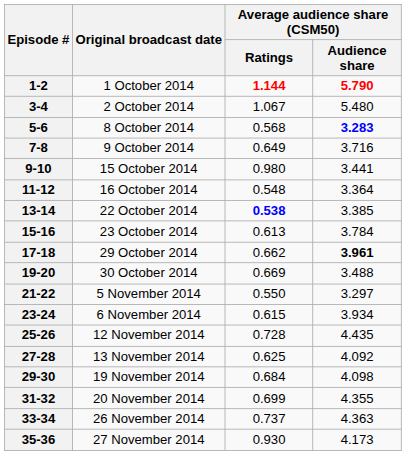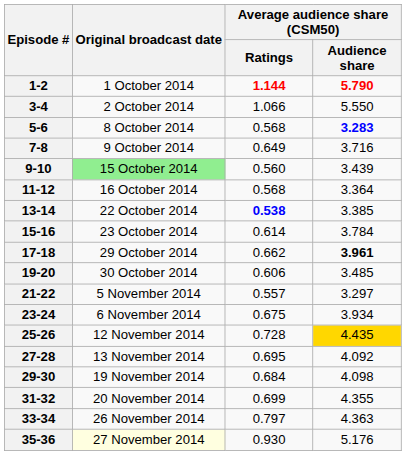(269, 106) 1.067 -> (269, 106) 1.066
(357, 106) 5.480 -> (357, 106) 5.550
(149, 169) no background -> (149, 169) lightgreen background
(269, 169) 0.980 -> (269, 169) 0.560
(357, 169) 3.441 -> (357, 169) 3.439
(269, 190) 0.548 -> (269, 190) 0.568
(269, 231) 0.613 -> (269, 231) 0.614
(269, 273) 0.669 -> (269, 273) 0.606
(357, 273) 3.488 -> (357, 273) 3.485
(269, 294) 0.550 -> (269, 294) 0.557
(269, 314) 0.615 -> (269, 314) 0.675
(357, 335) no background -> (357, 335) gold background
(269, 356) 0.625 -> (269, 356) 0.695
(269, 418) 0.737 -> (269, 418) 0.797
(149, 439) no background -> (149, 439) lightyellow background
(357, 439) 4.173 -> (357, 439) 5.176
